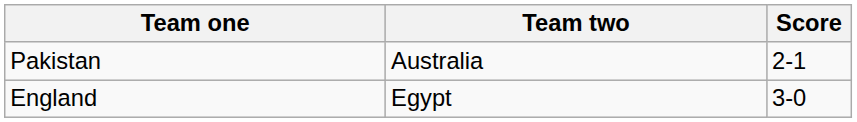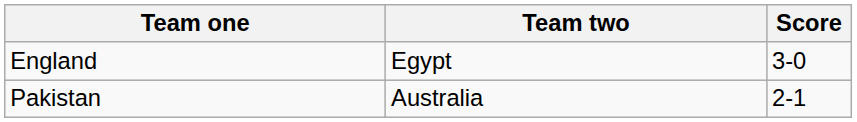rows swapped: (54, 98) <-> (56, 60)
